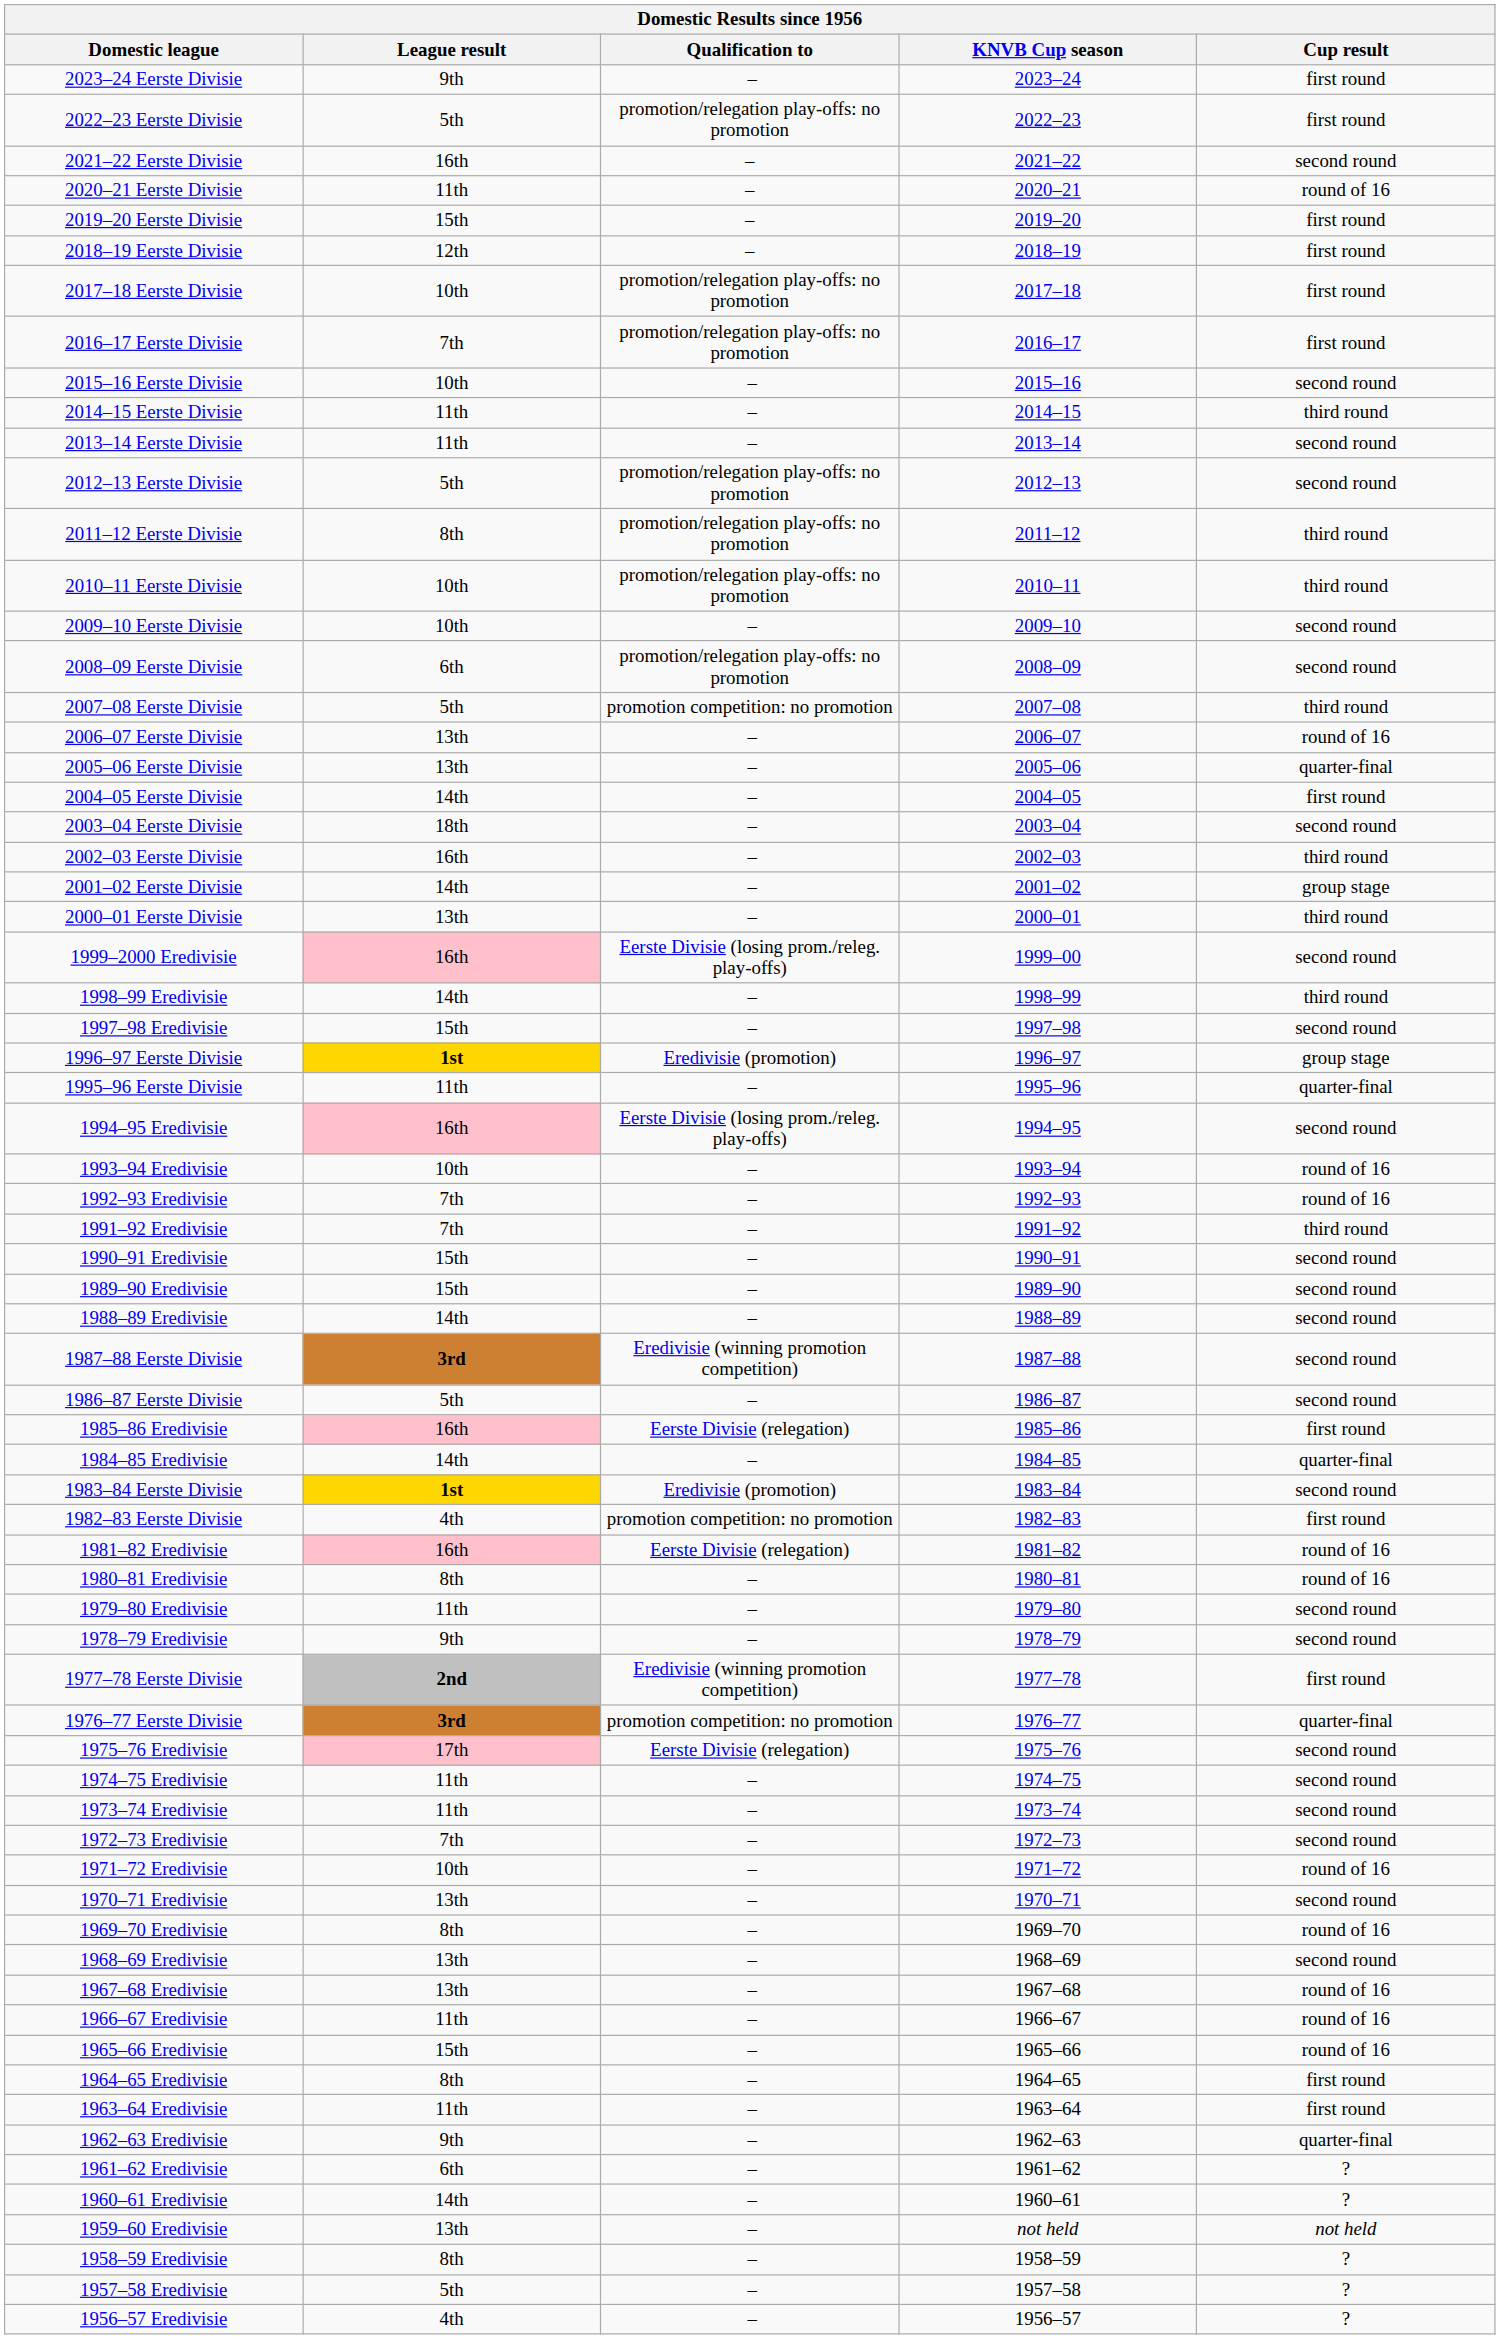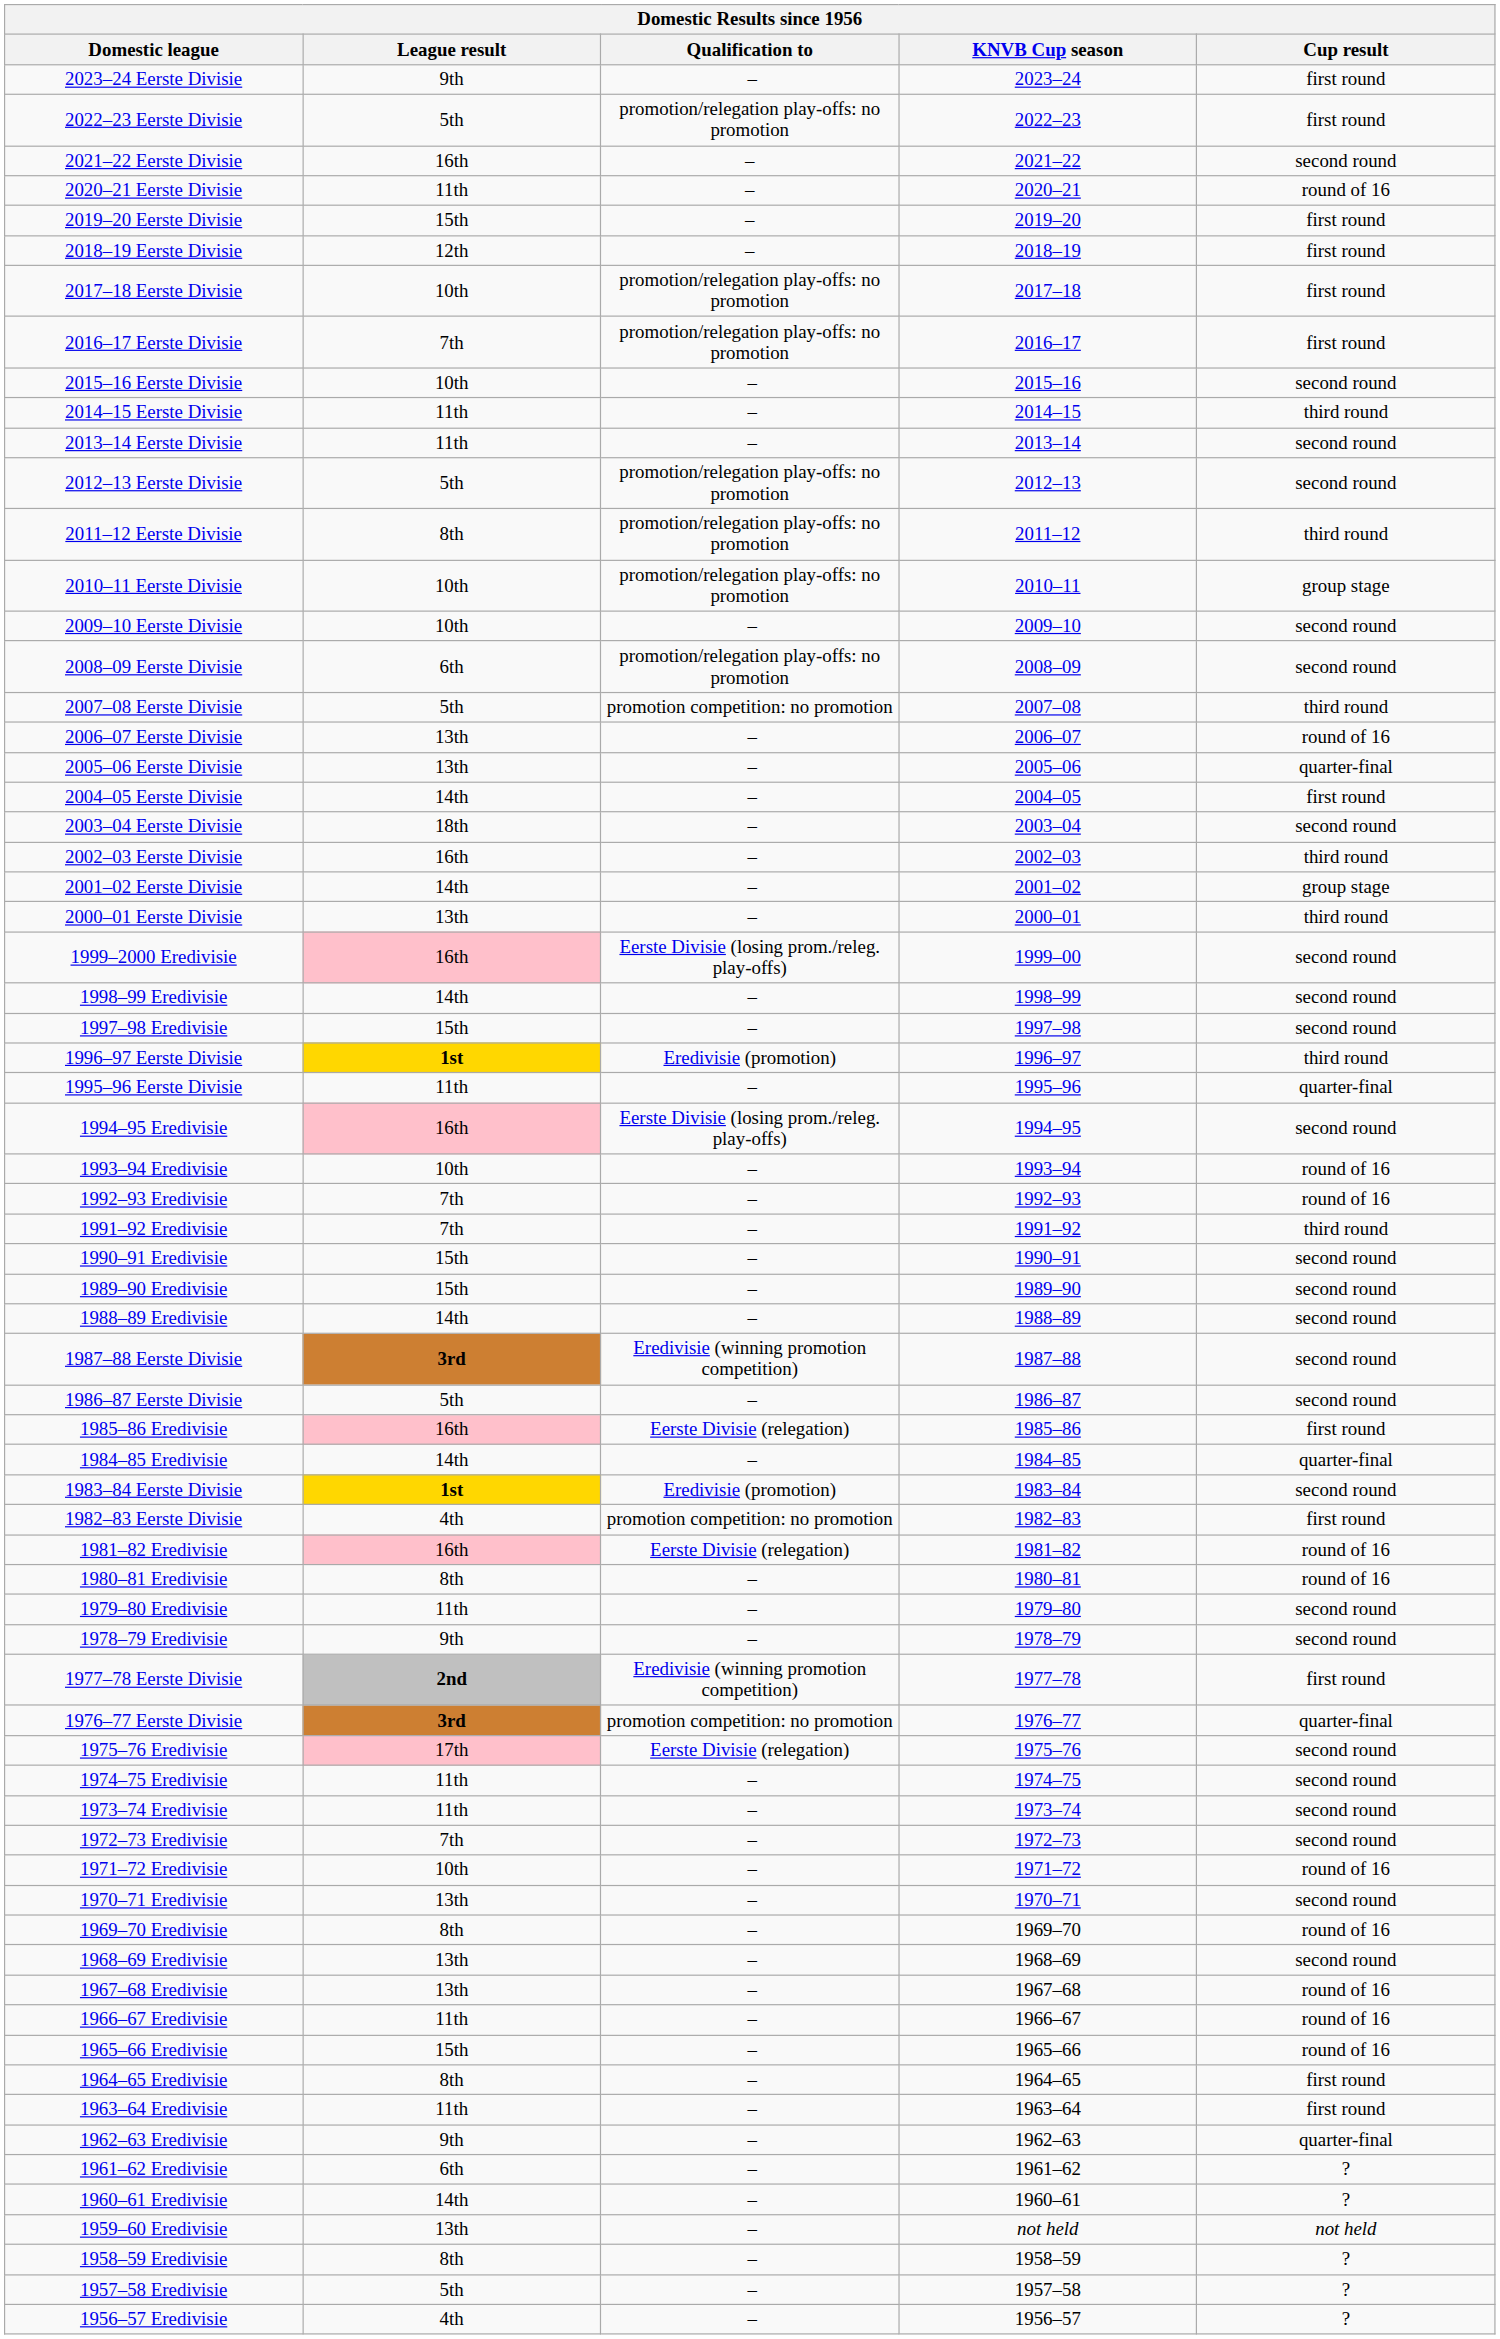(1346, 585) third round -> (1346, 585) group stage
(1346, 997) third round -> (1346, 997) second round
(1346, 1057) group stage -> (1346, 1057) third round
